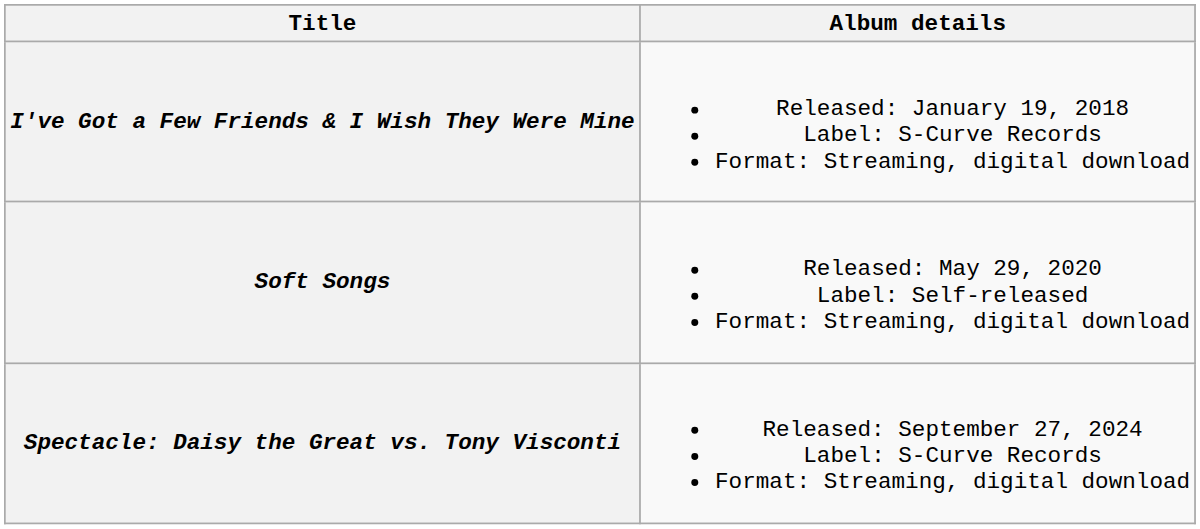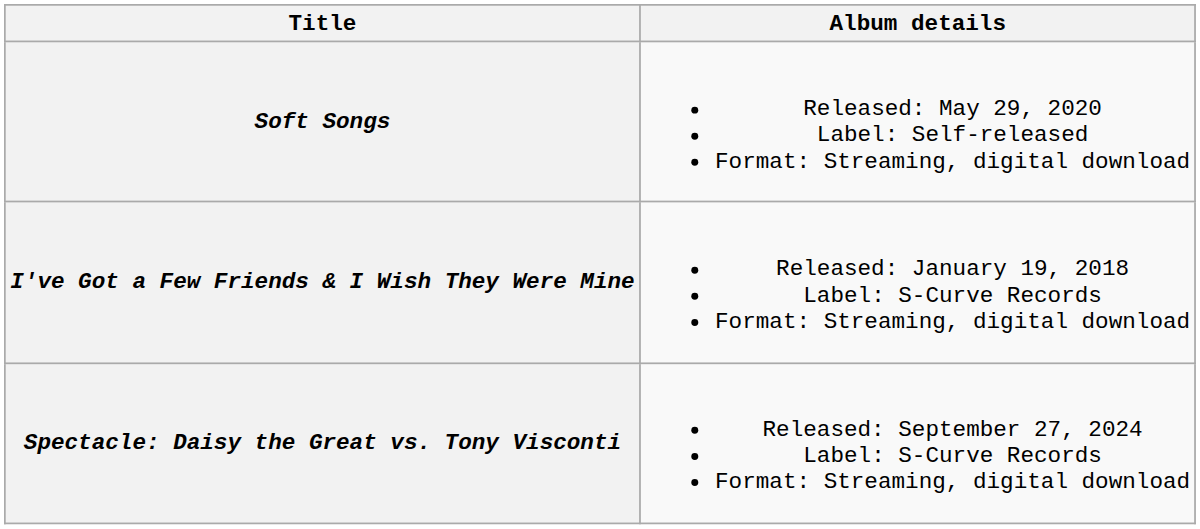rows swapped: (322, 122) <-> (322, 282)
